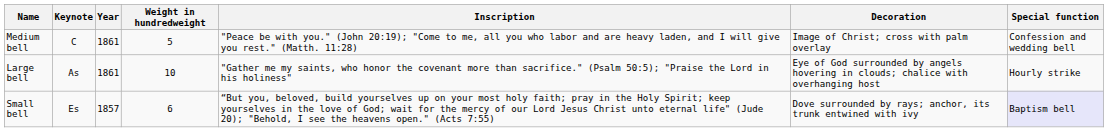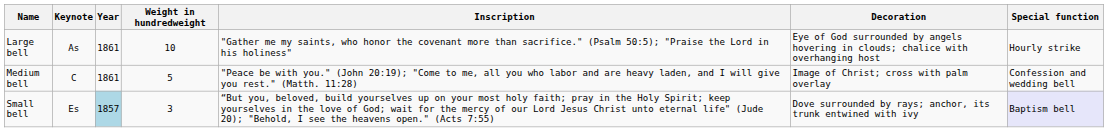rows swapped: (20, 73) <-> (23, 42)
(108, 109) no background -> (108, 109) lightblue background
(170, 109) 6 -> (170, 109) 3
